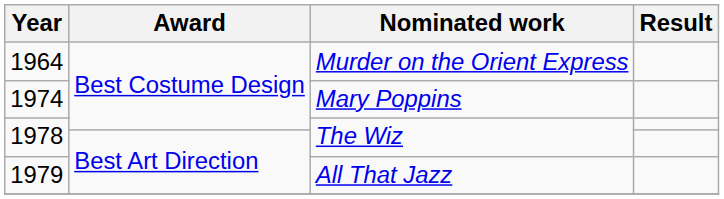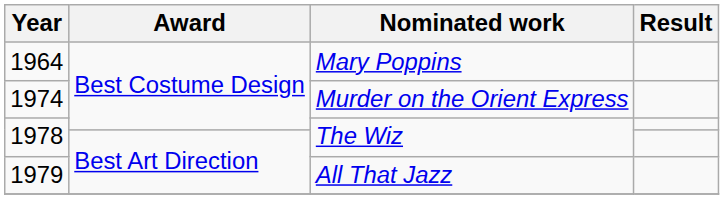(472, 61) Murder on the Orient Express -> (389, 61) Mary Poppins
(389, 99) Mary Poppins -> (472, 99) Murder on the Orient Express
